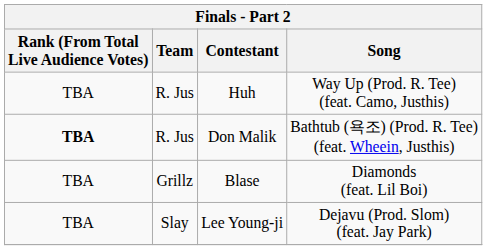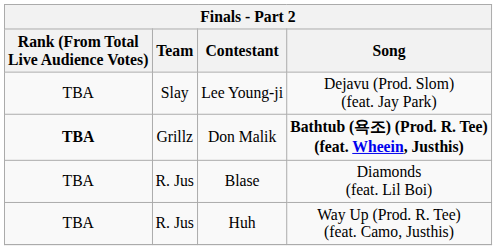rows swapped: (242, 223) <-> (242, 93)
(175, 137) R. Jus -> (175, 137) Grillz
(384, 137) normal -> (389, 137) bold
(175, 181) Grillz -> (175, 181) R. Jus
